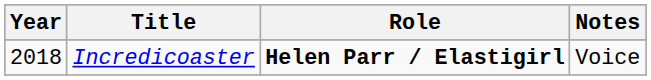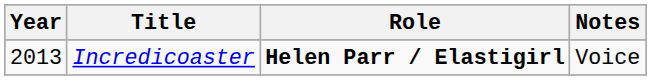(36, 58) 2018 -> (36, 58) 2013
